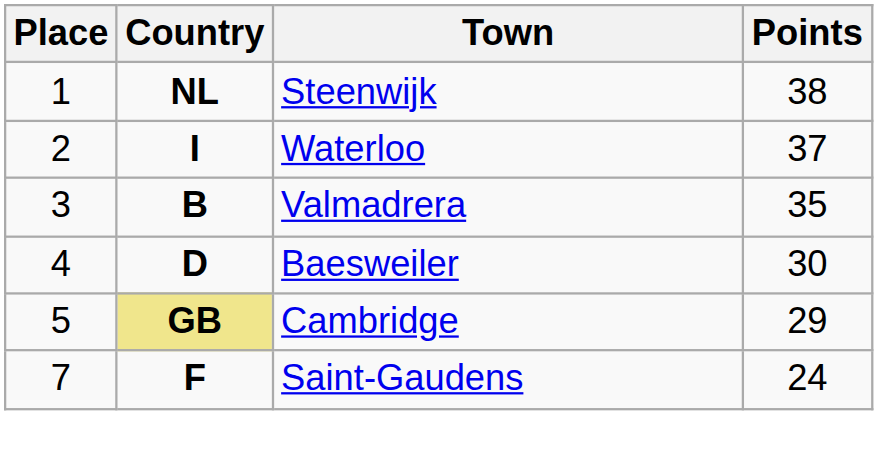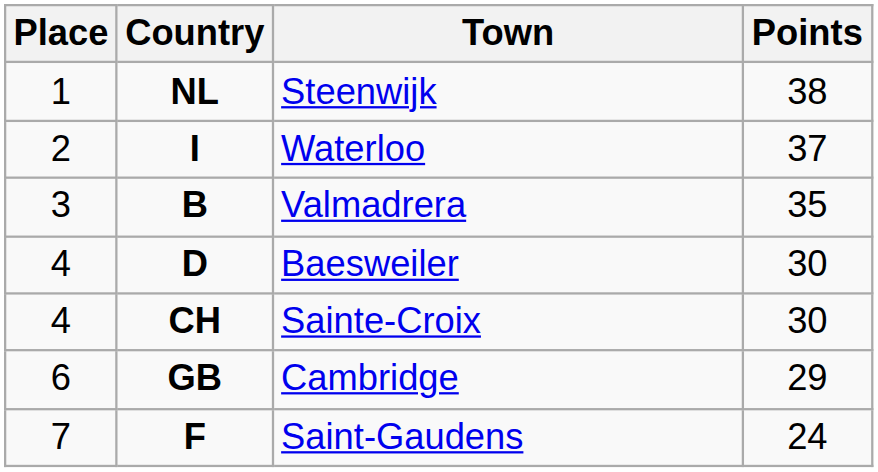+ row: (381, 321)
(61, 321) 5 -> (61, 378) 6
(195, 321) khaki background -> (195, 378) no background
